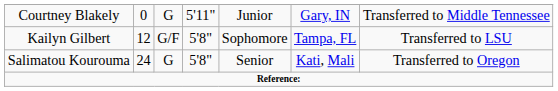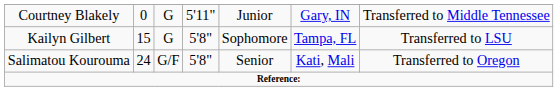(144, 38) 12 -> (144, 38) 15
(168, 38) G/F -> (168, 38) G
(168, 60) G -> (168, 60) G/F
